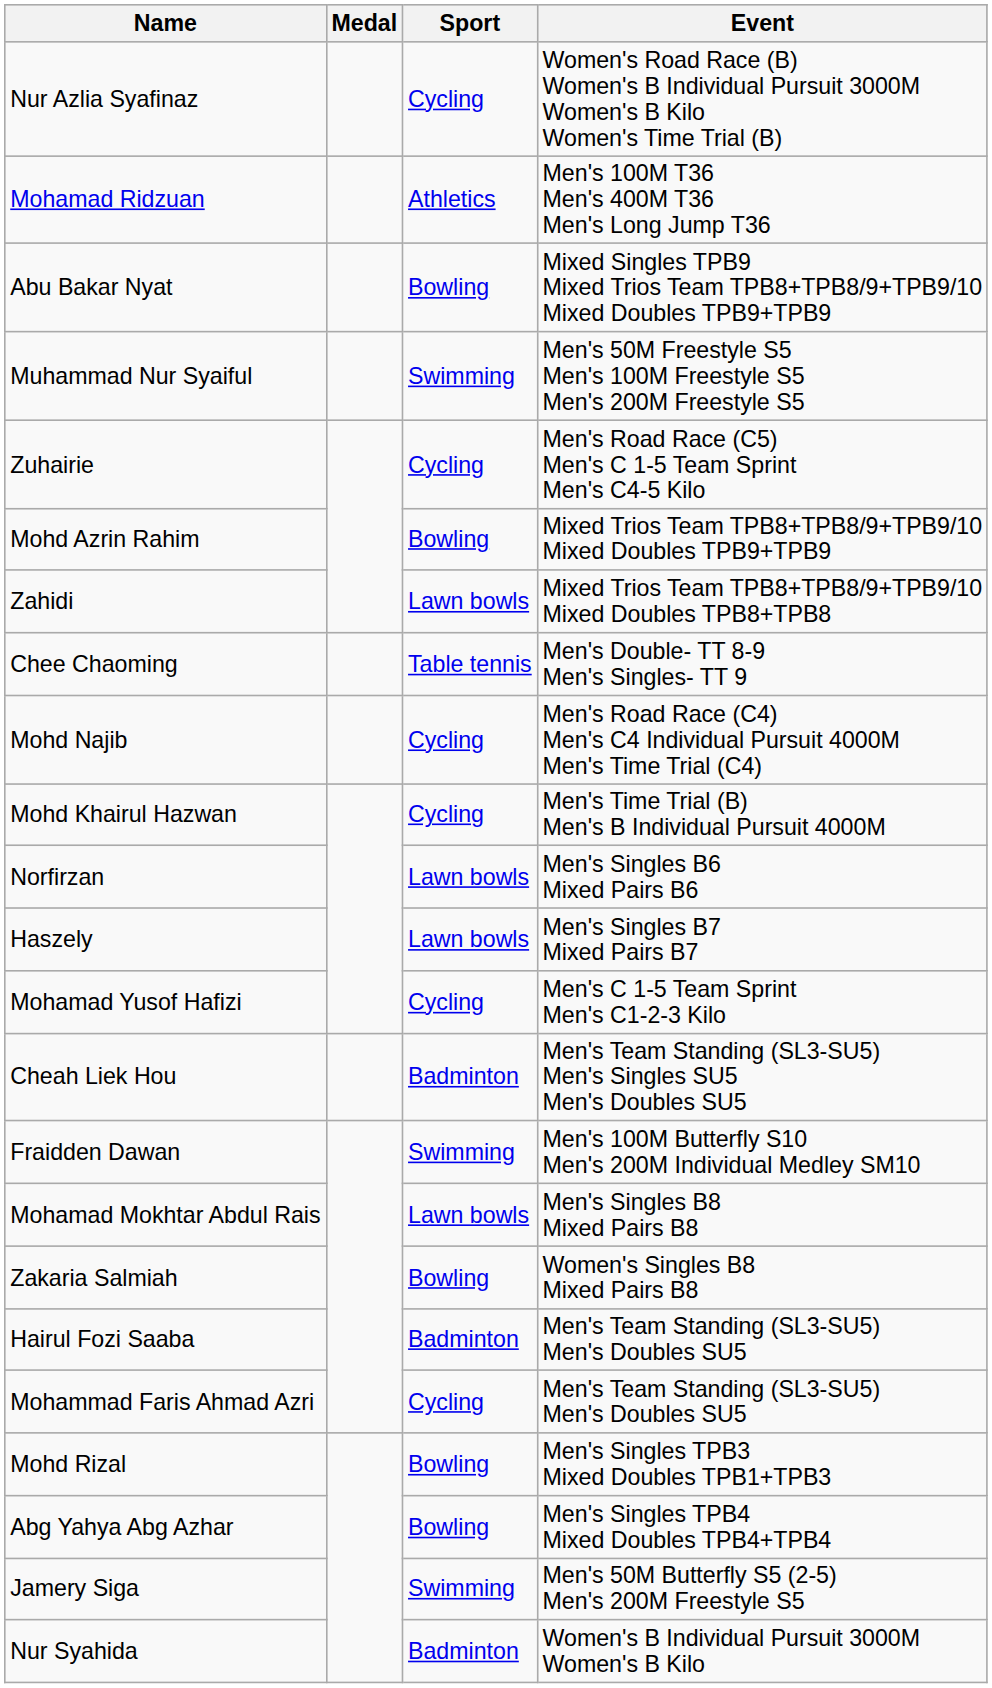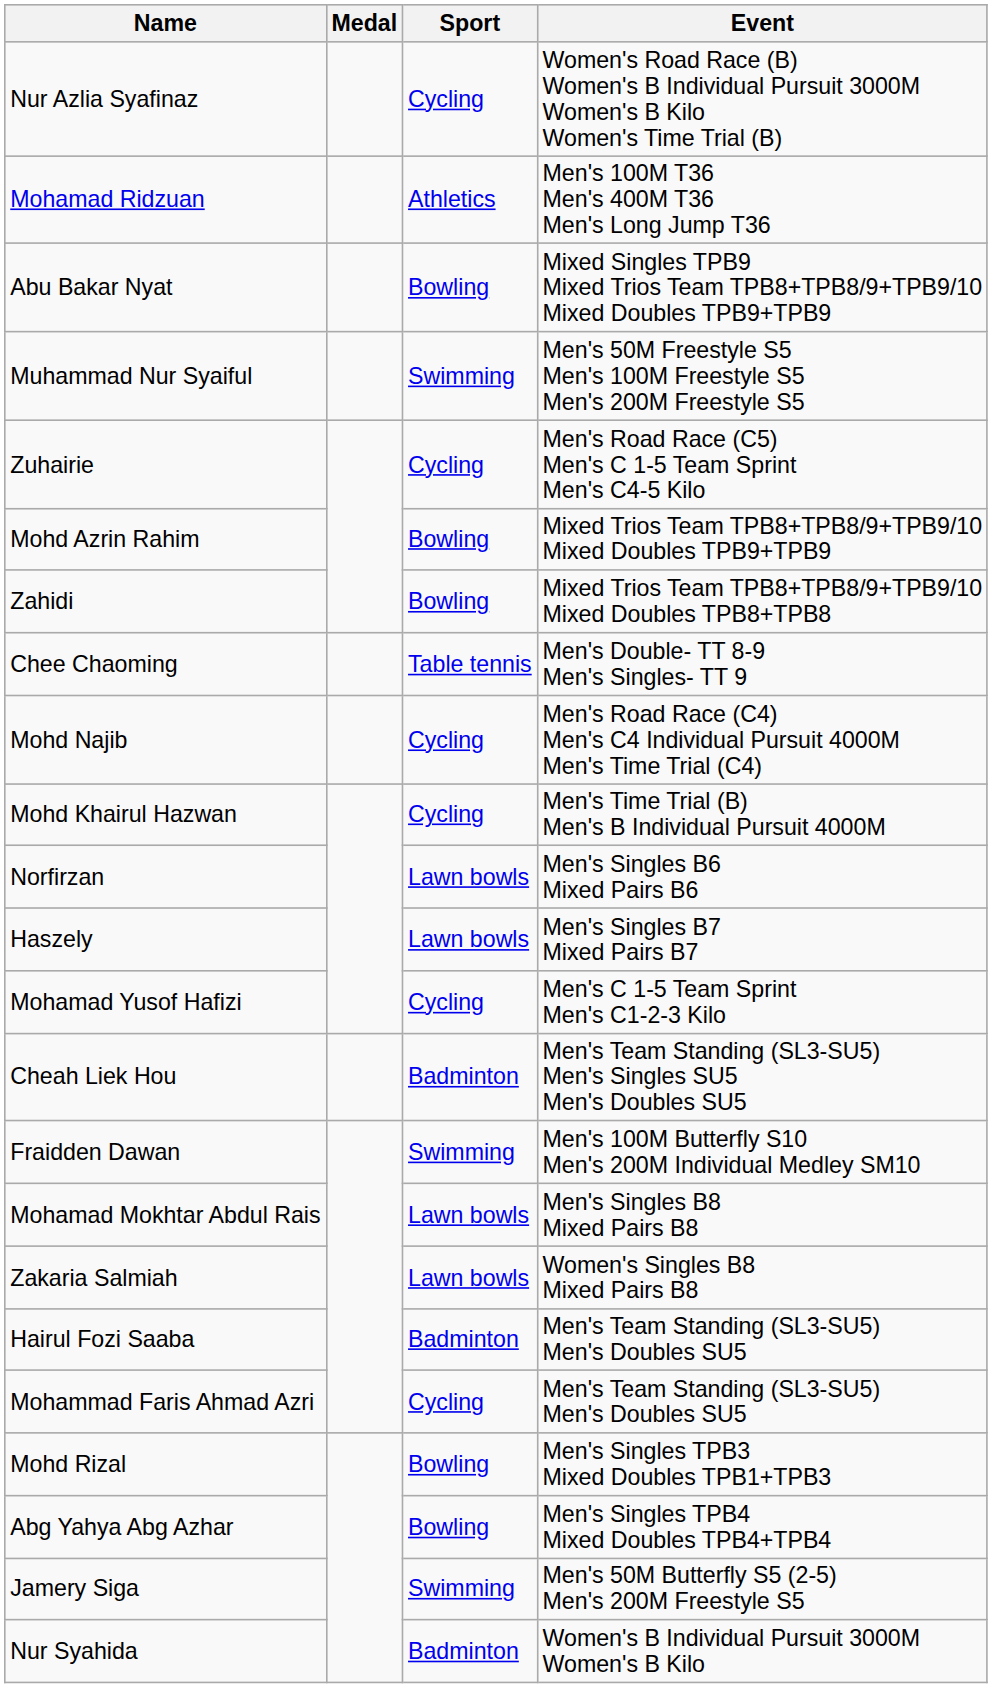(469, 602) Lawn bowls -> (449, 602) Bowling
(449, 1277) Bowling -> (469, 1277) Lawn bowls
